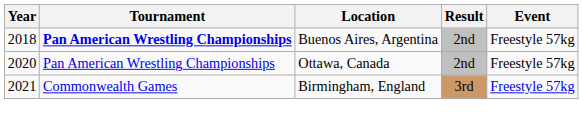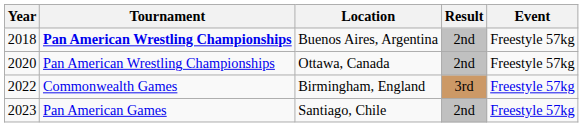(22, 87) 2021 -> (22, 87) 2022
+ row: (342, 110)
